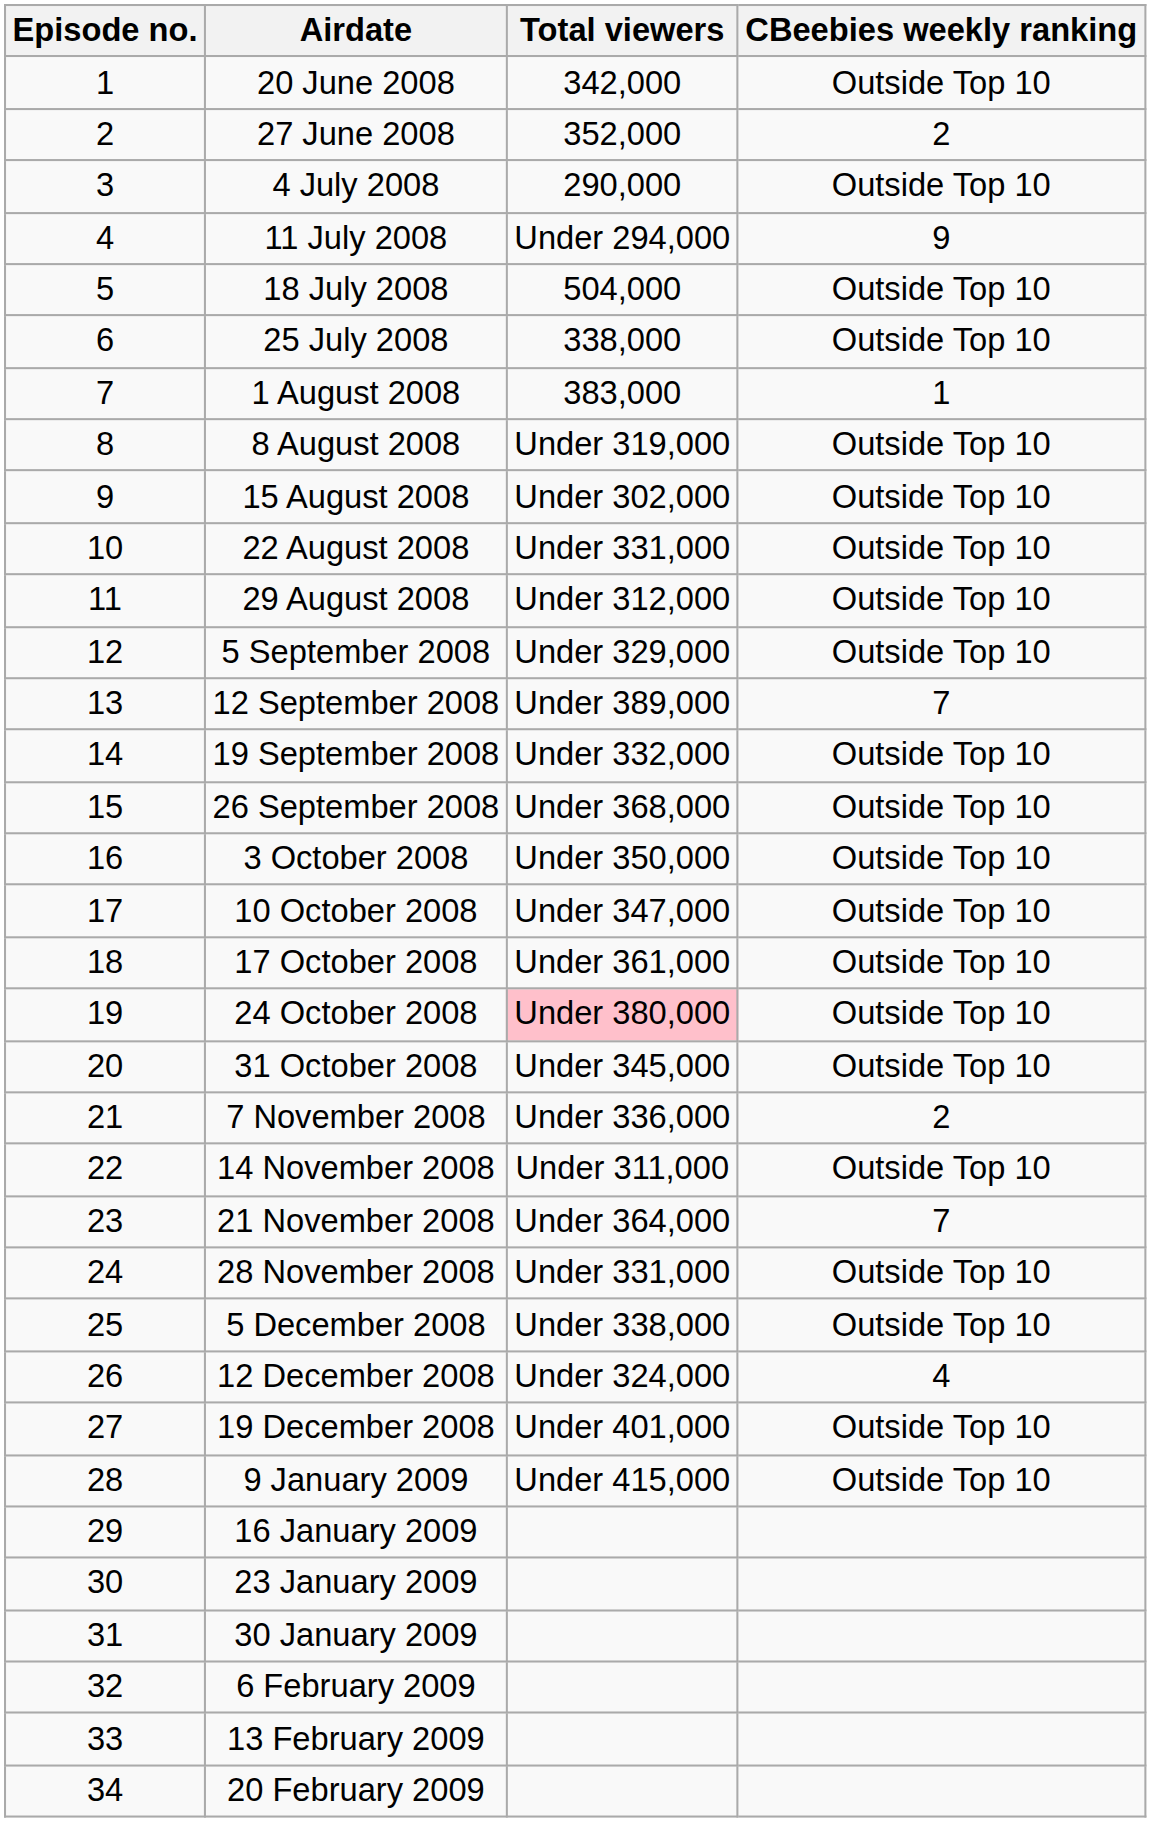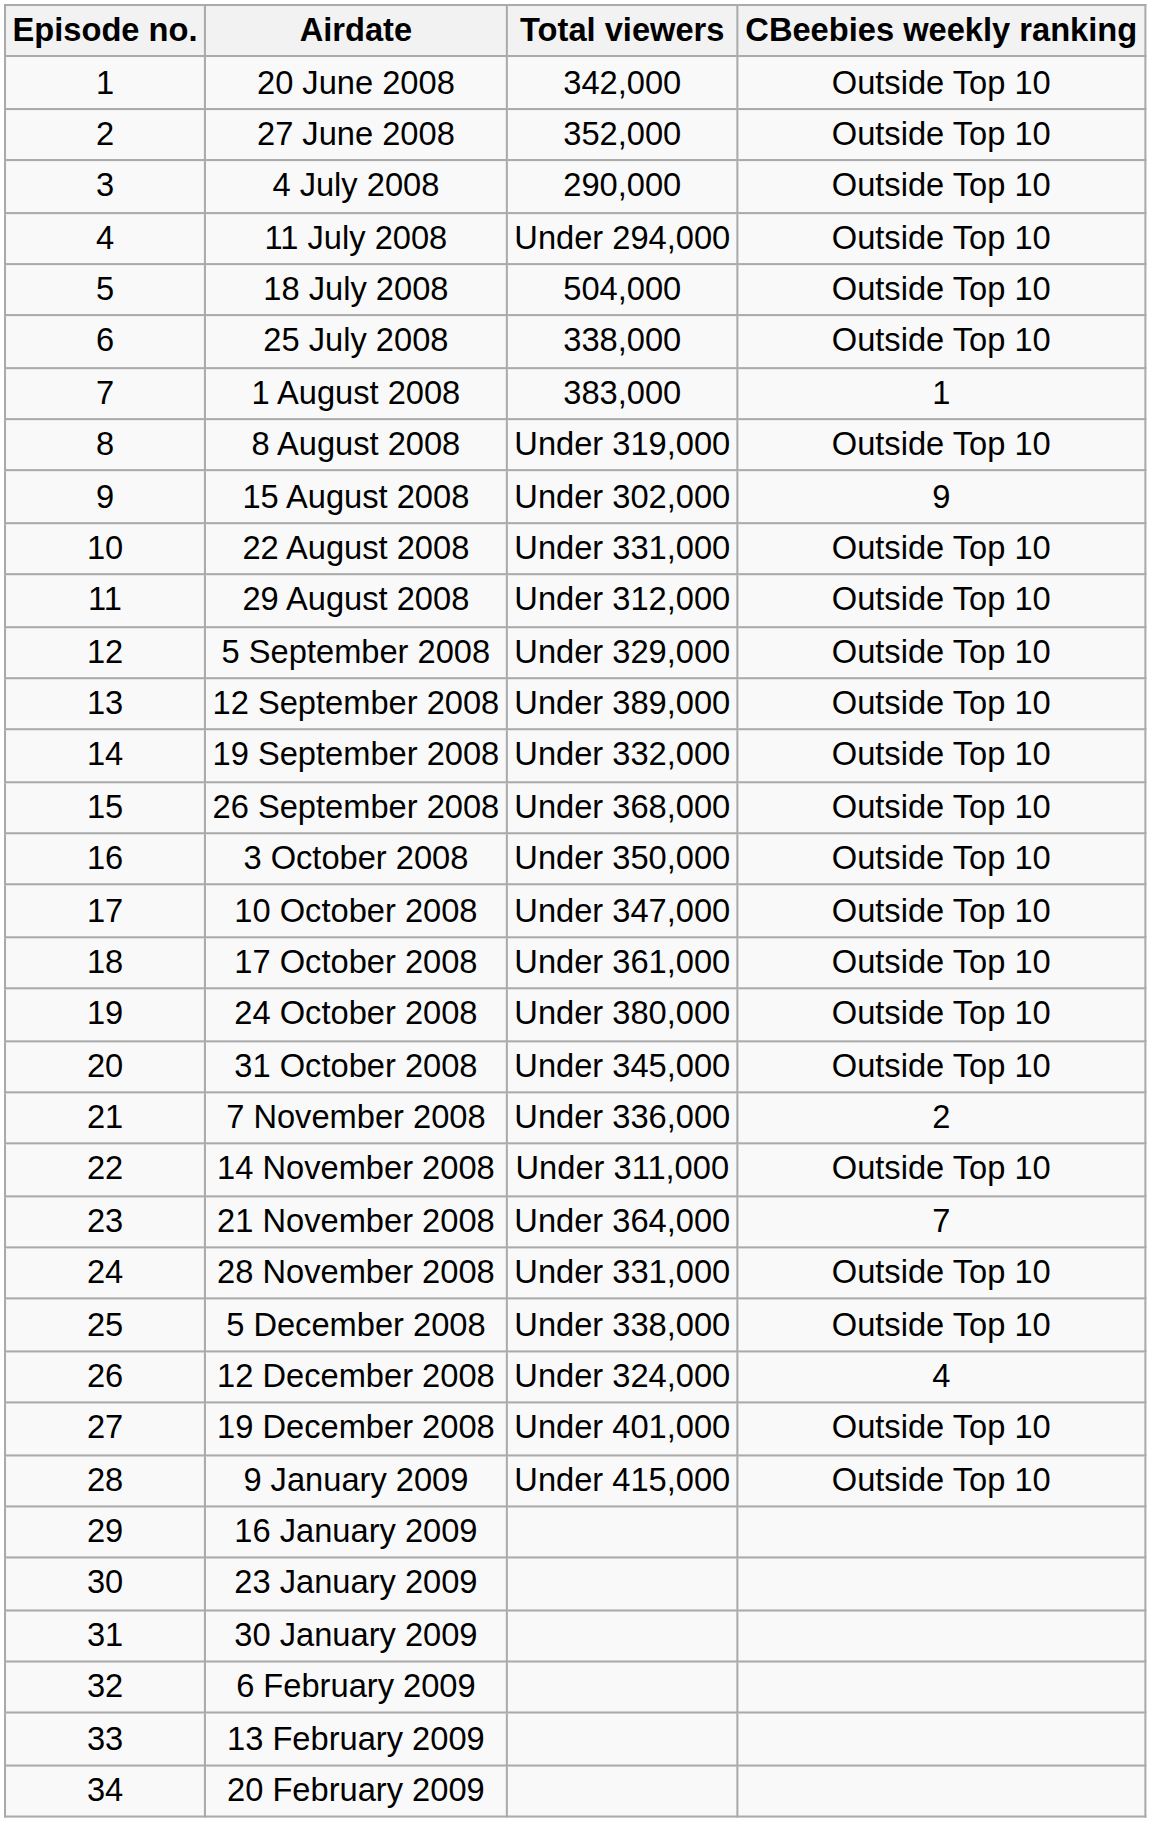(941, 133) 2 -> (941, 133) Outside Top 10
(941, 237) 9 -> (941, 237) Outside Top 10
(941, 496) Outside Top 10 -> (941, 496) 9
(941, 703) 7 -> (941, 703) Outside Top 10
(622, 1013) pink background -> (622, 1013) no background
